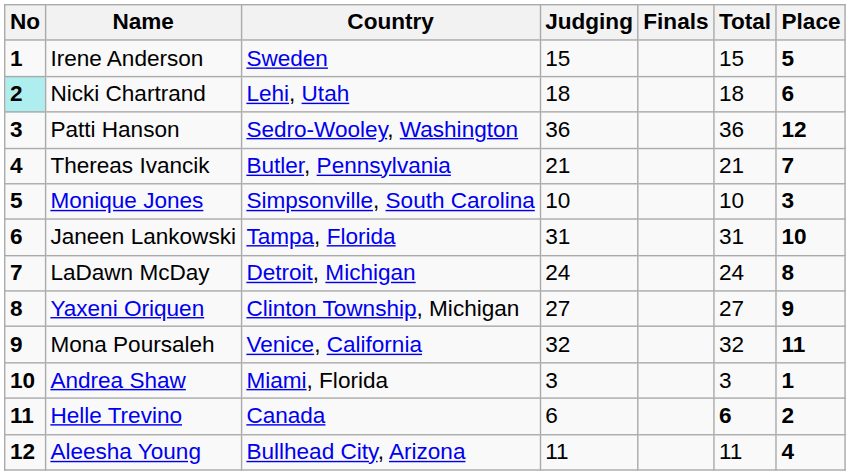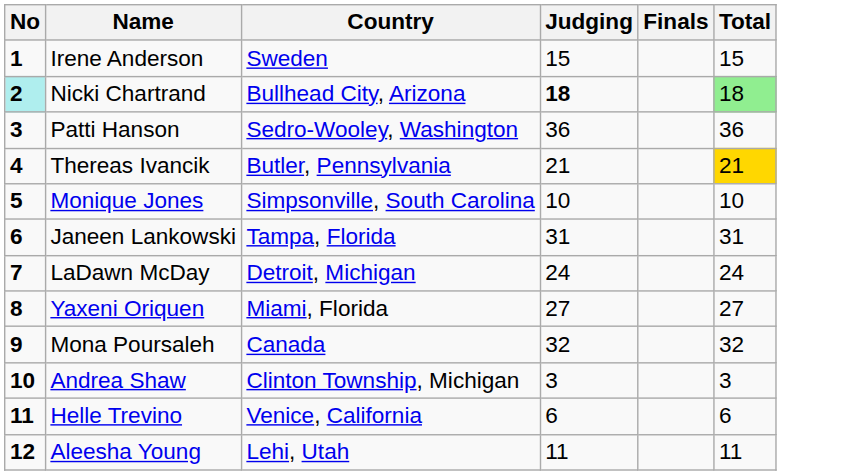- column: (811, 22)
(298, 93) Lehi, Utah -> (356, 93) Bullhead City, Arizona
(558, 93) normal -> (558, 93) bold
(731, 93) no background -> (731, 93) lightgreen background
(731, 165) no background -> (731, 165) gold background
(383, 308) Clinton Township, Michigan -> (317, 308) Miami, Florida
(334, 344) Venice, California -> (286, 344) Canada
(317, 380) Miami, Florida -> (383, 380) Clinton Township, Michigan
(286, 415) Canada -> (334, 415) Venice, California
(725, 415) bold -> (725, 415) normal
(356, 451) Bullhead City, Arizona -> (298, 451) Lehi, Utah
